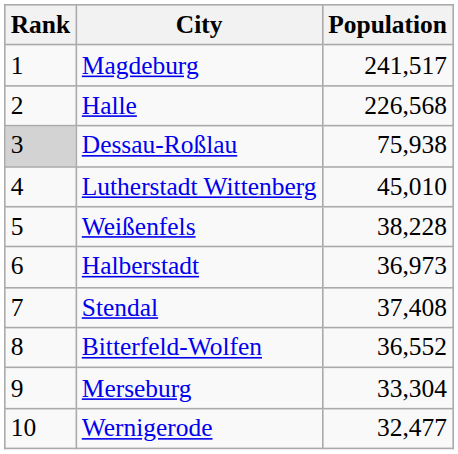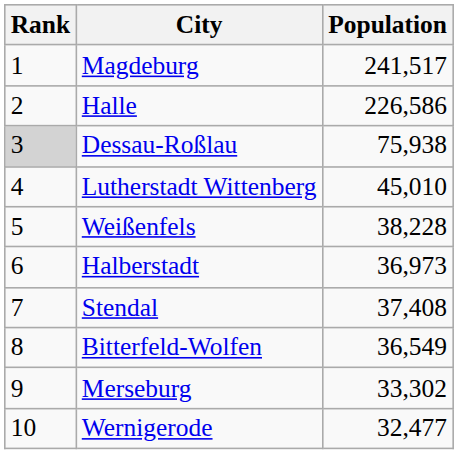(406, 105) 226,568 -> (406, 105) 226,586
(412, 347) 36,552 -> (412, 347) 36,549
(412, 387) 33,304 -> (412, 387) 33,302
